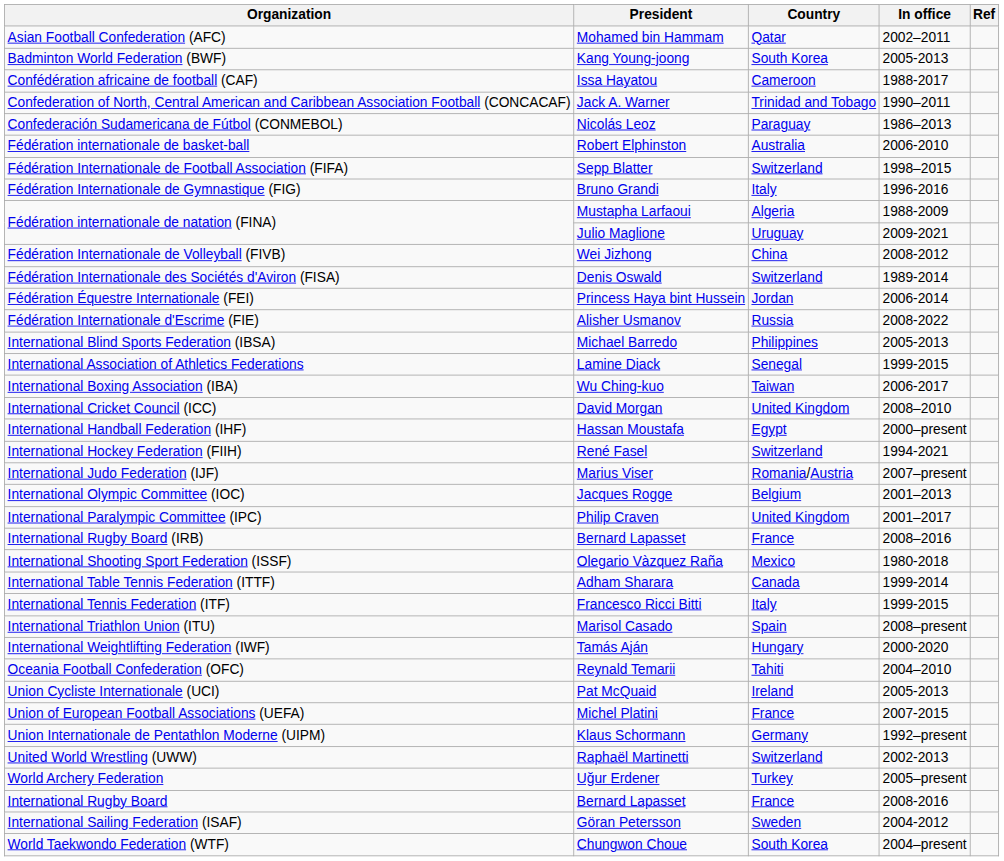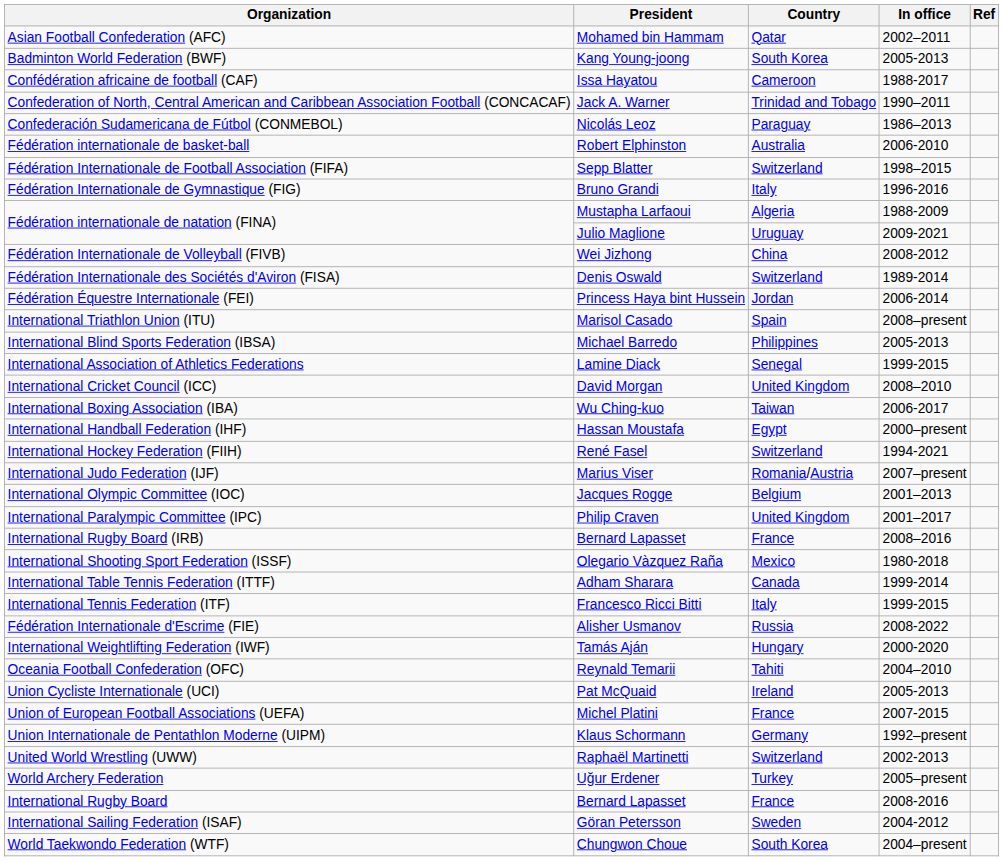rows swapped: (133, 320) <-> (111, 626)
rows swapped: (123, 386) <-> (112, 408)
